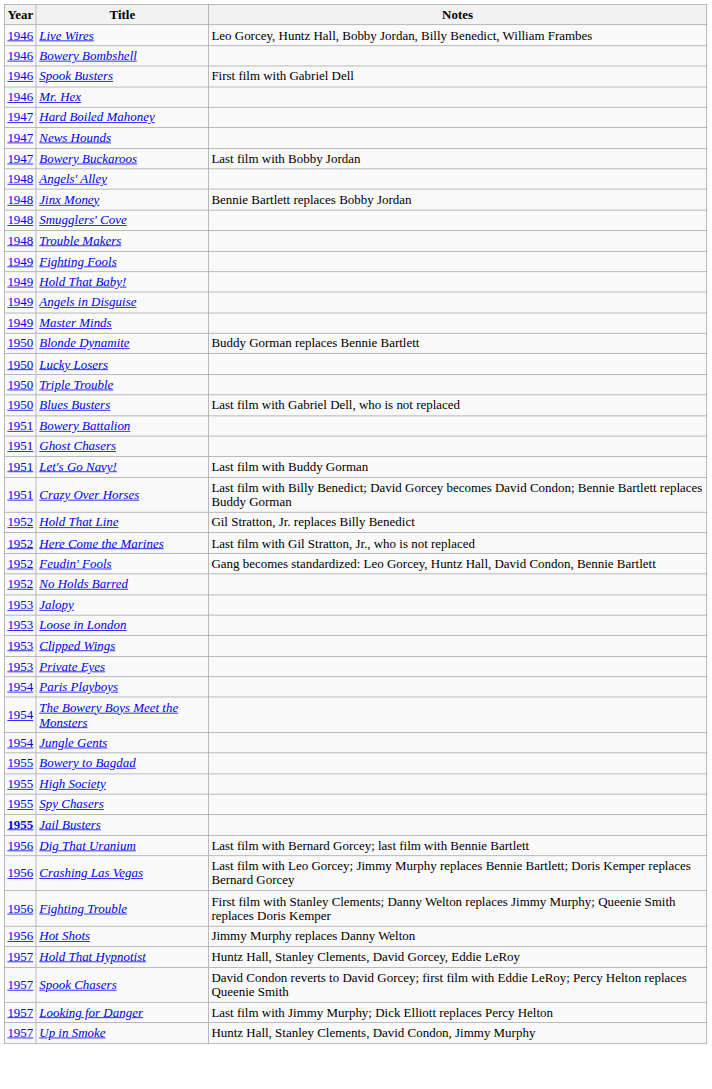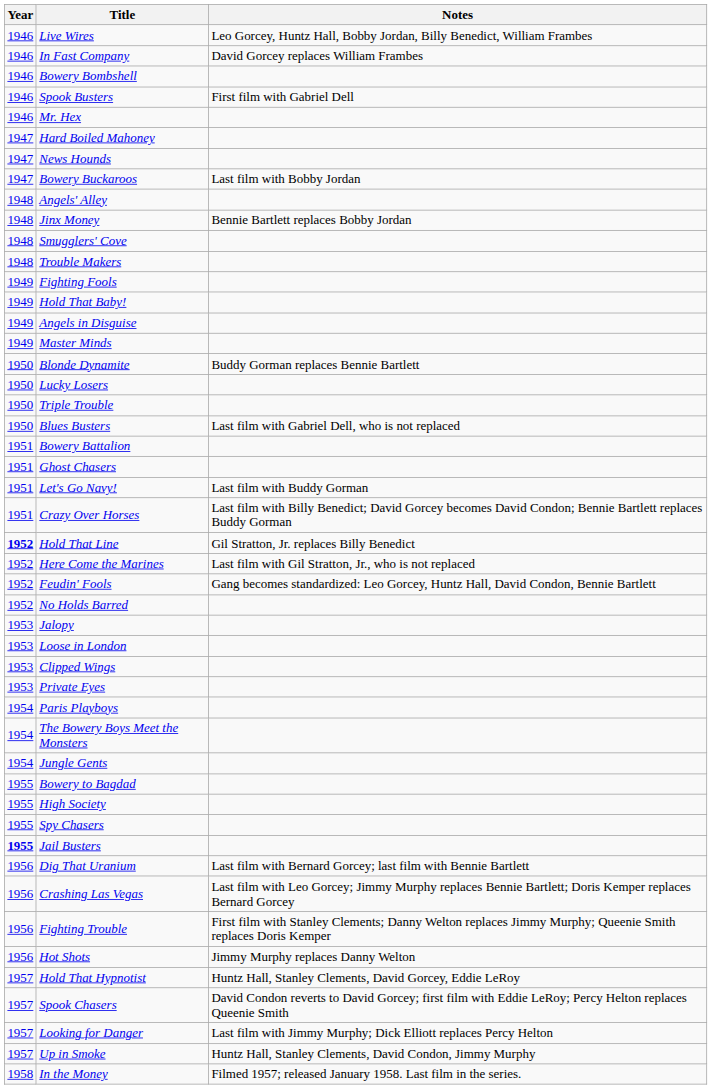+ row: (84, 55)
(20, 522) normal -> (20, 543) bold
+ row: (73, 1074)
